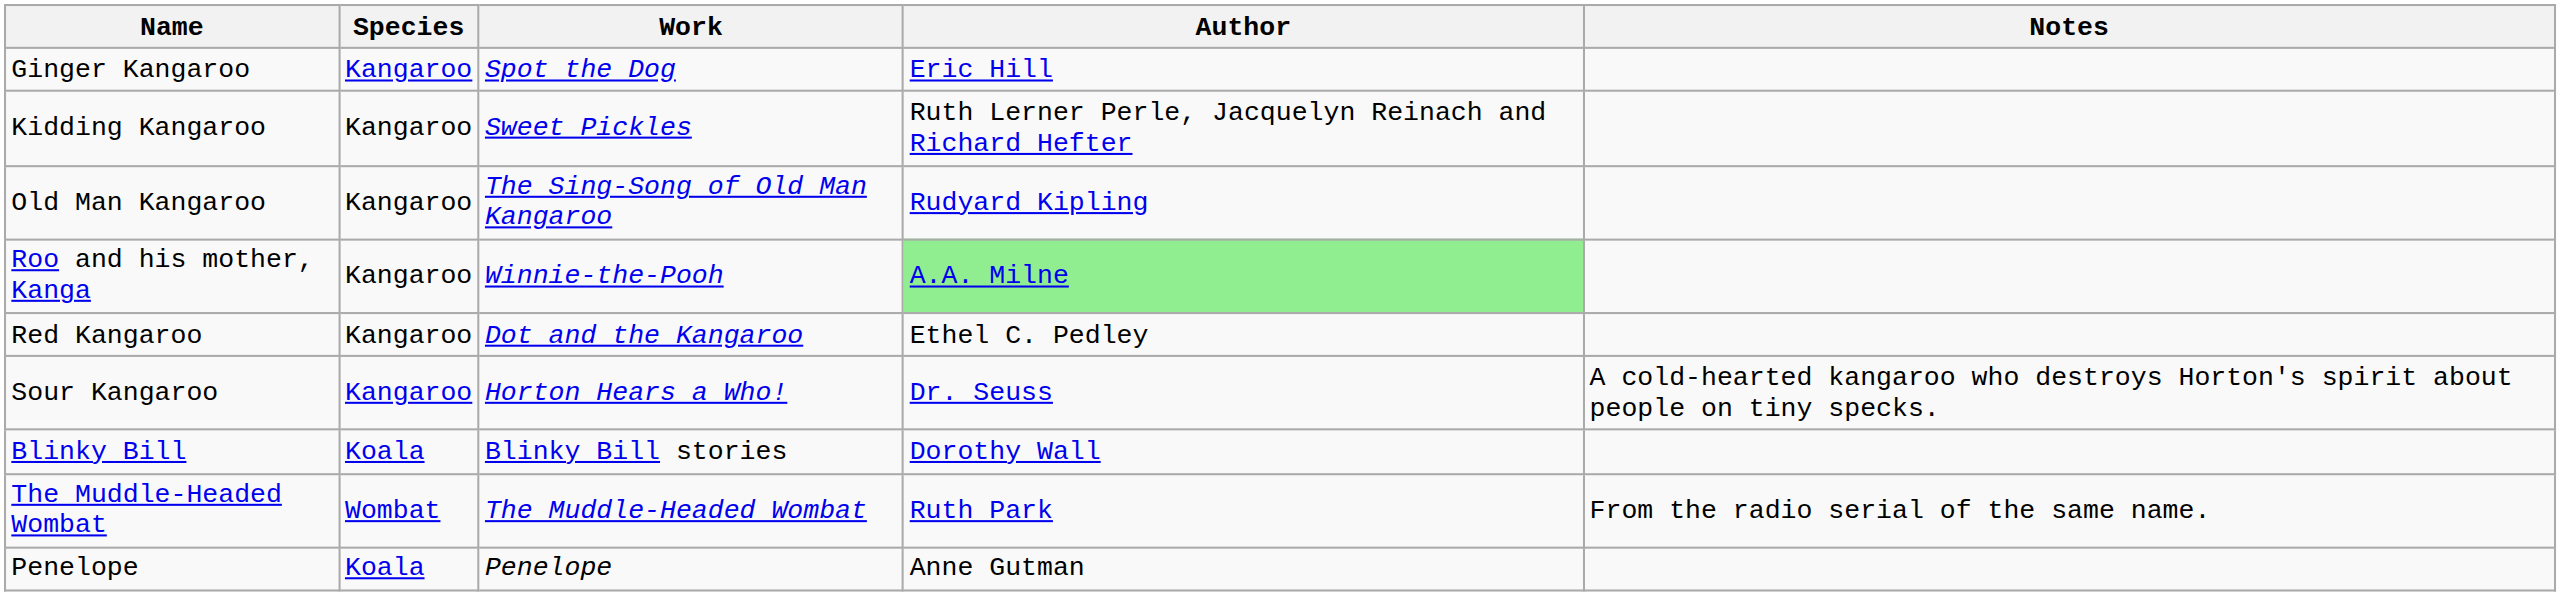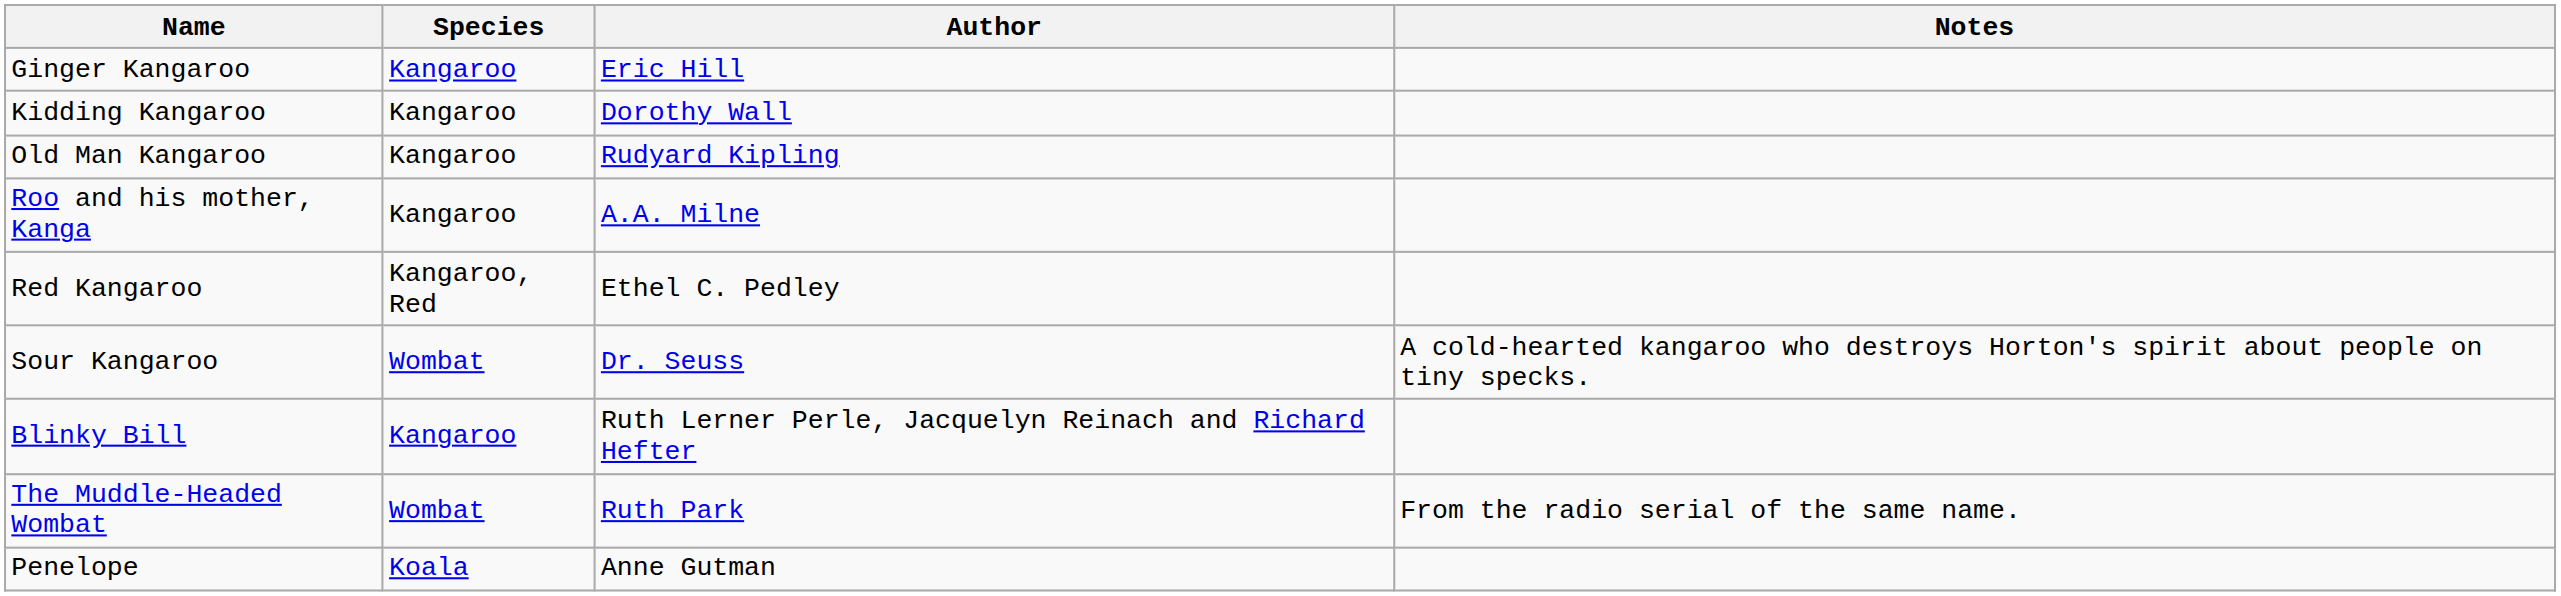- column: (691, 27)
(1228, 128) Ruth Lerner Perle, Jacquelyn Reinach and Richard Hefter -> (696, 113) Dorothy Wall
(989, 276) lightgreen background -> (680, 215) no background
(409, 335) Kangaroo -> (461, 289) Kangaroo, Red
(409, 393) Kangaroo -> (437, 362) Wombat
(385, 452) Koala -> (453, 436) Kangaroo
(1005, 452) Dorothy Wall -> (983, 436) Ruth Lerner Perle, Jacquelyn Reinach and Richard Hefter
